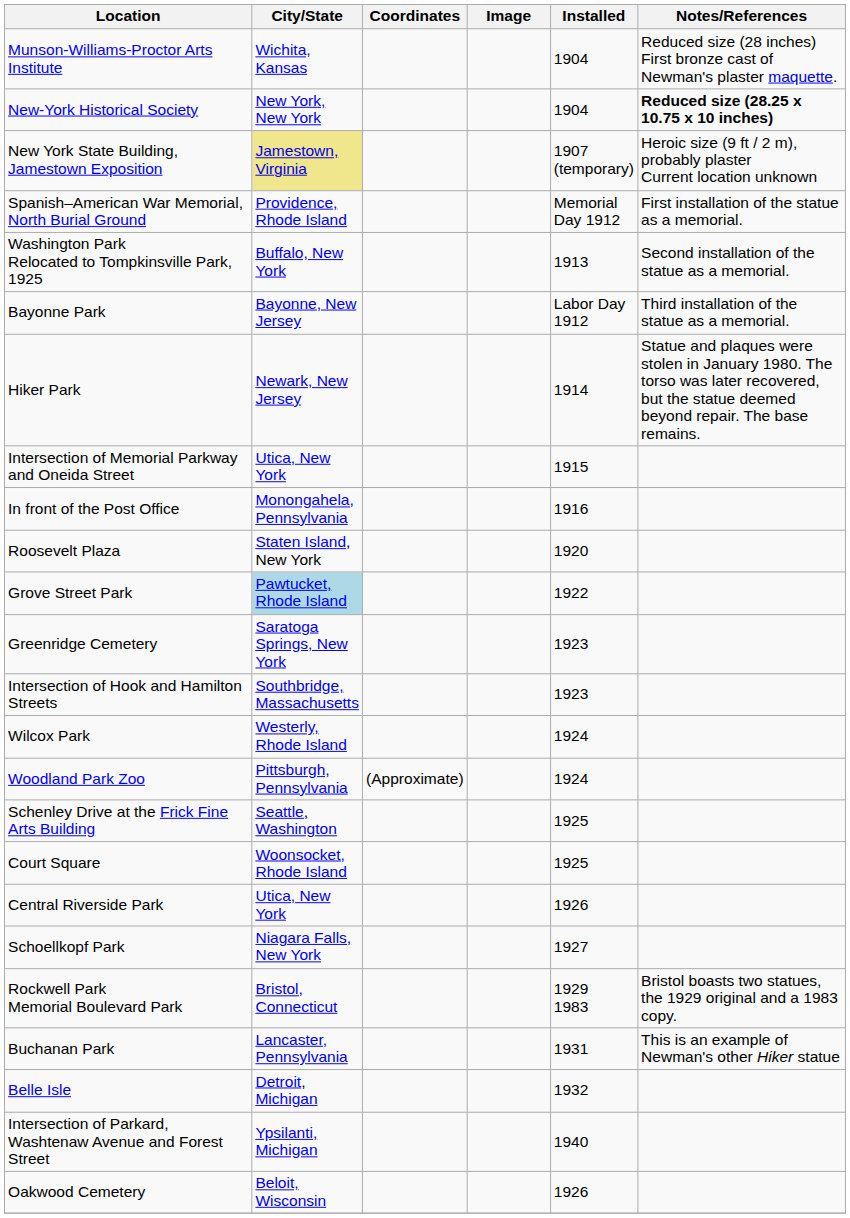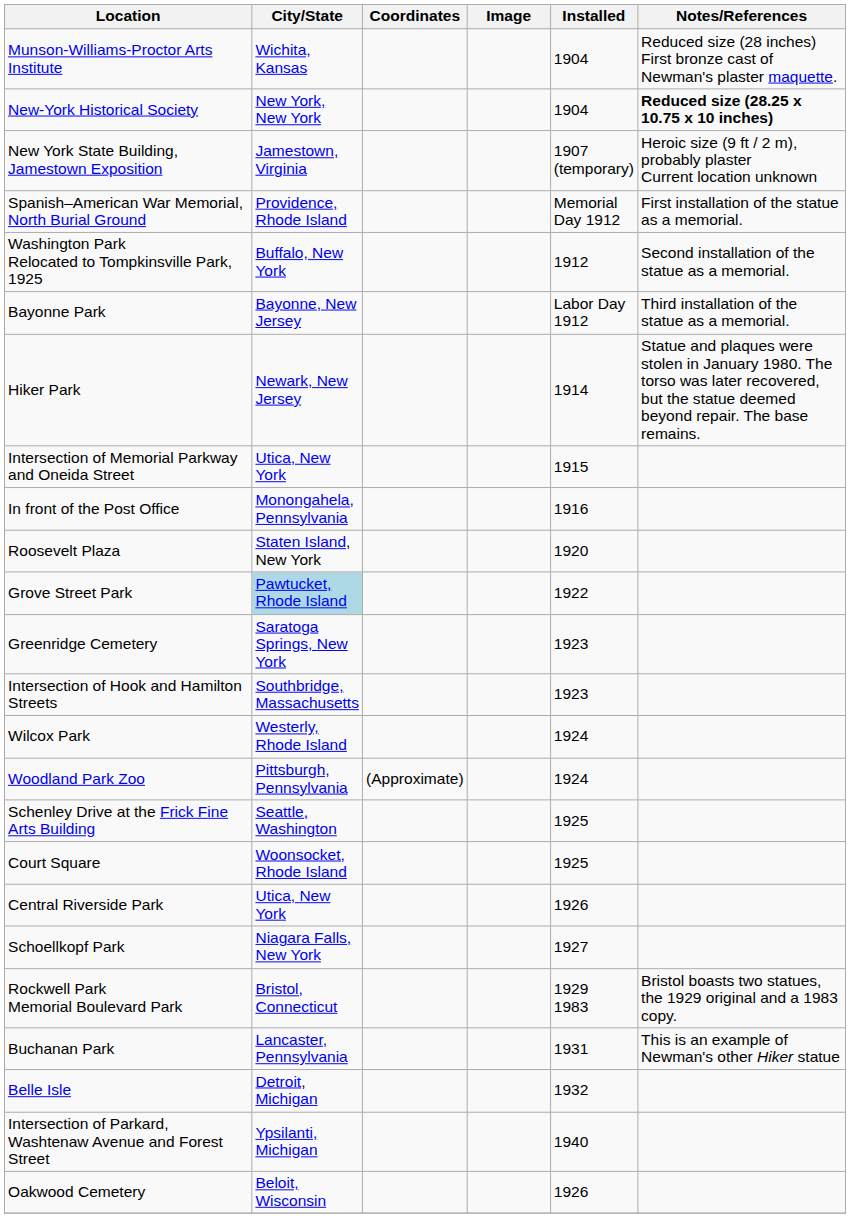(297, 160) khaki background -> (297, 160) no background
(571, 262) 1913 -> (571, 262) 1912
